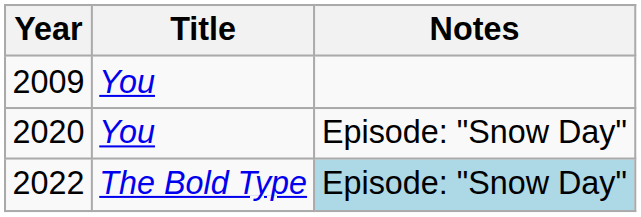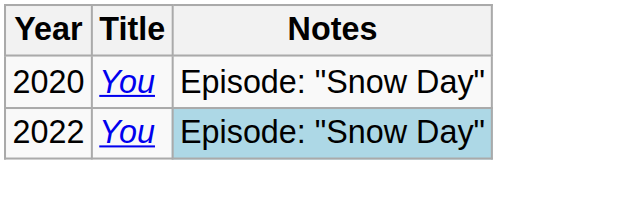- row: (48, 81)
(203, 183) The Bold Type -> (127, 132) You
